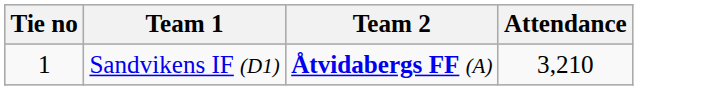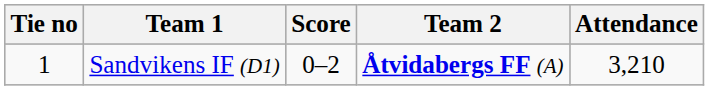+ column: (321, 24)
